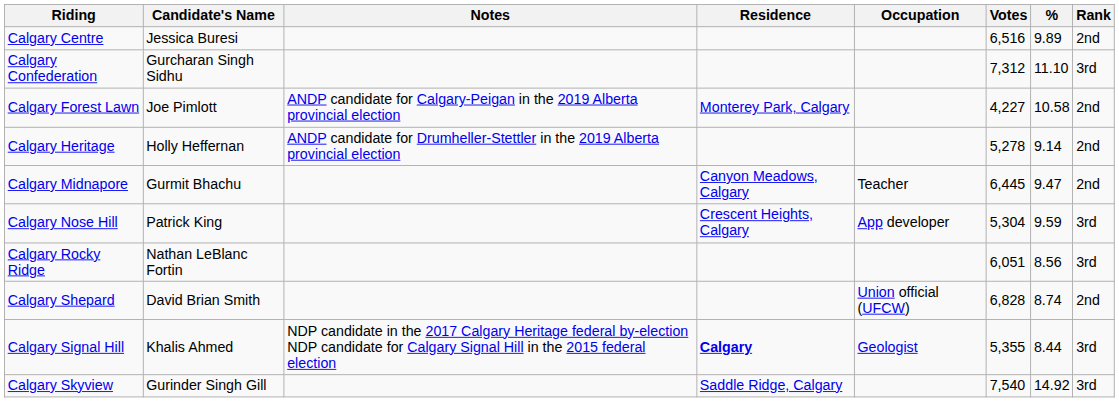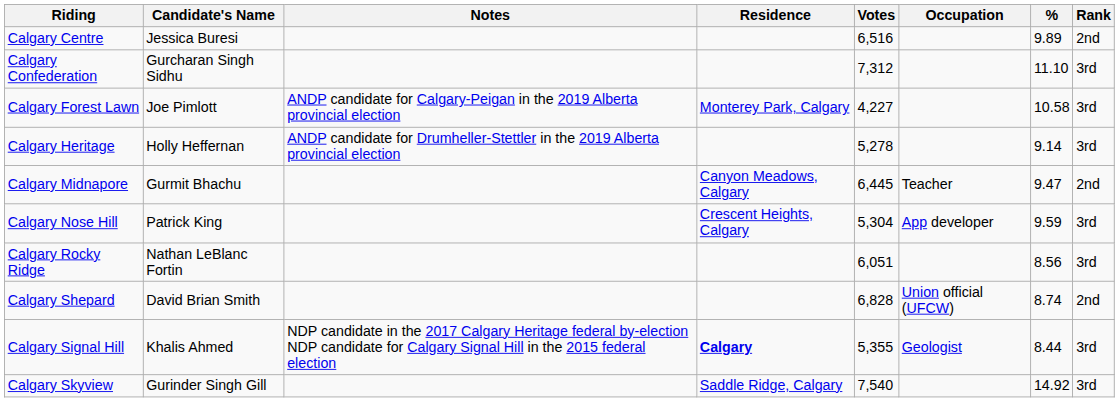columns swapped: (920, 15) <-> (1009, 15)
(1088, 107) 2nd -> (1086, 107) 3rd
(1088, 146) 2nd -> (1086, 146) 3rd
